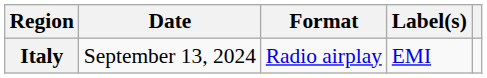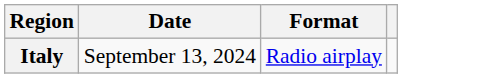- column: (429, 21)
